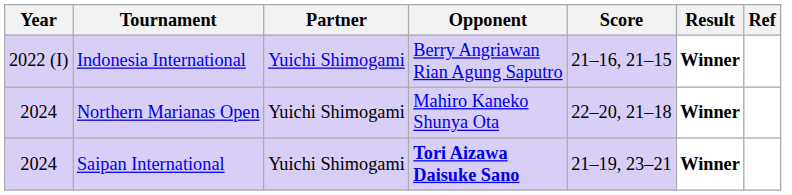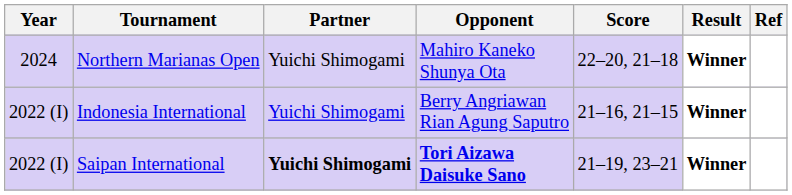rows swapped: (161, 60) <-> (168, 112)
(39, 164) 2024 -> (39, 164) 2022 (I)
(336, 164) normal -> (340, 164) bold
